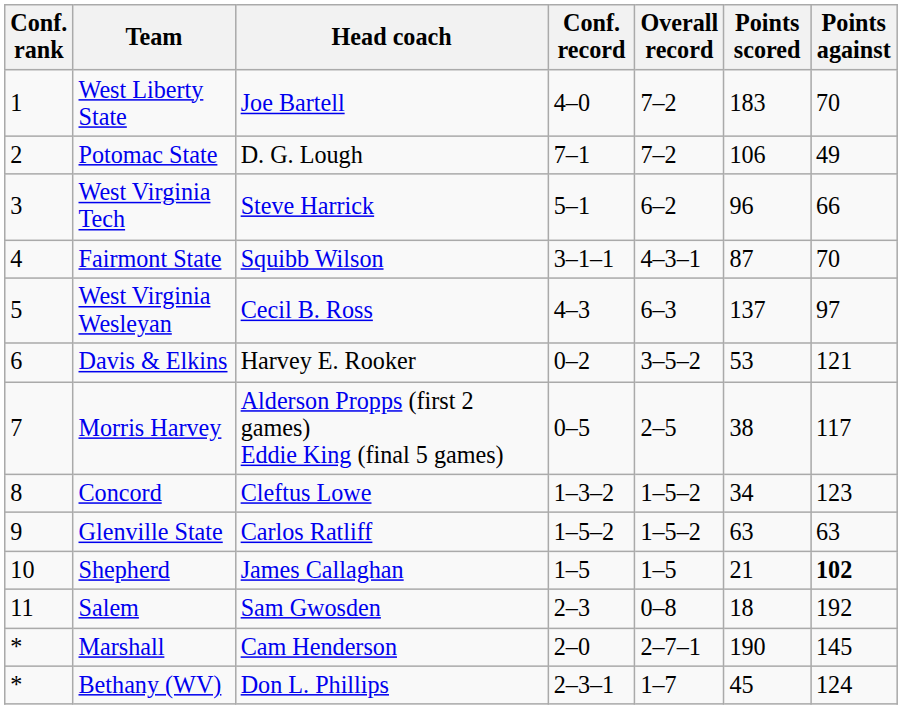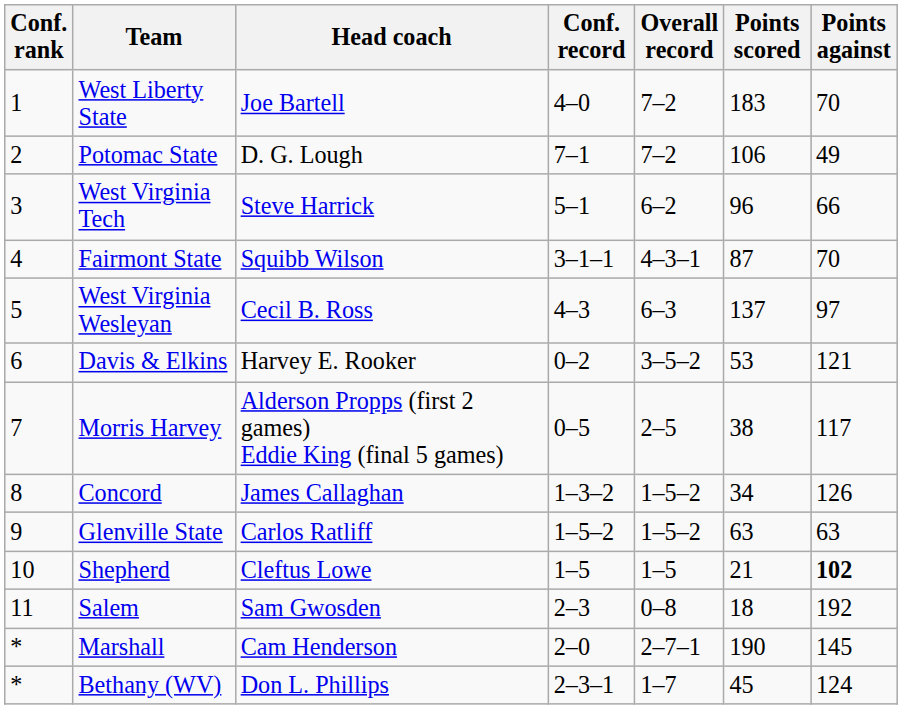(306, 493) Cleftus Lowe -> (322, 493) James Callaghan
(834, 493) 123 -> (834, 493) 126
(322, 569) James Callaghan -> (306, 569) Cleftus Lowe
